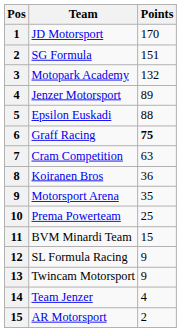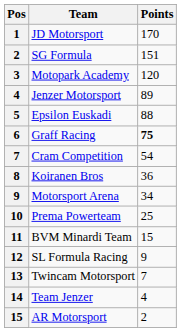(150, 74) 132 -> (150, 74) 120
(147, 155) 63 -> (147, 155) 54
(147, 195) 35 -> (147, 195) 34
(144, 276) 9 -> (144, 276) 7
